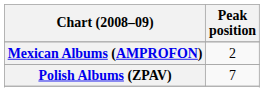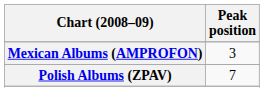(233, 53) 2 -> (233, 53) 3
